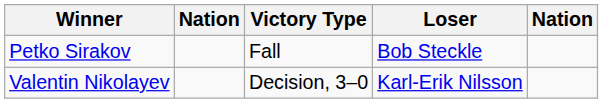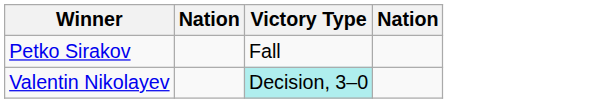- column: (450, 20)
(309, 82) no background -> (309, 82) paleturquoise background
